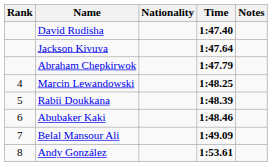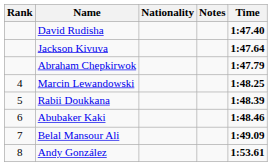columns swapped: (216, 13) <-> (251, 13)
